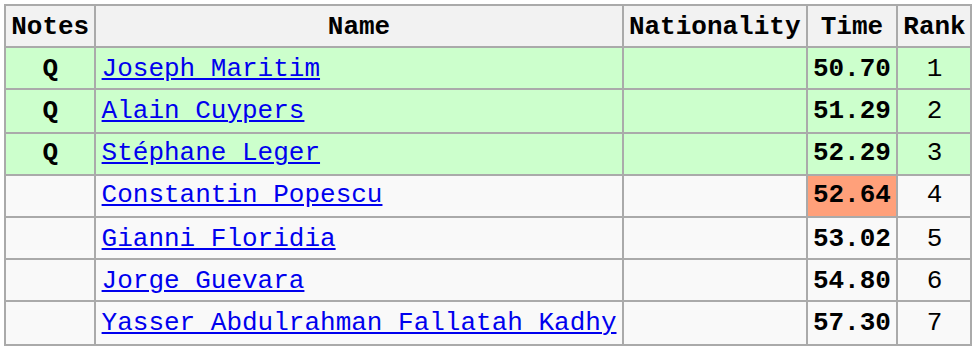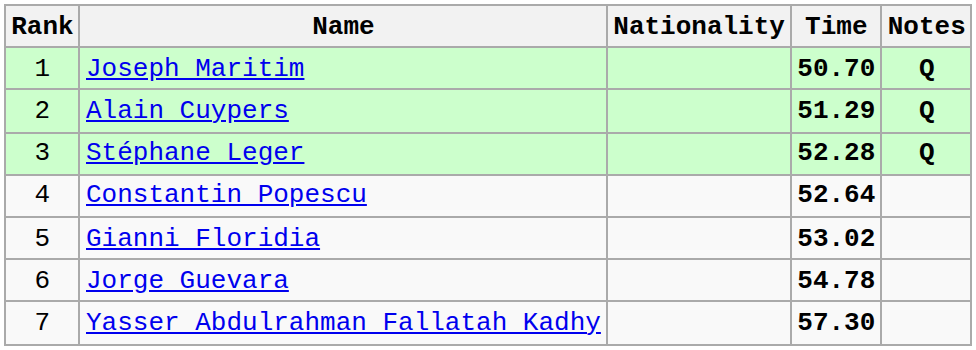columns swapped: (935, 26) <-> (50, 26)
(852, 153) 52.29 -> (836, 153) 52.28
(852, 196) lightsalmon background -> (836, 196) no background
(852, 280) 54.80 -> (836, 280) 54.78
